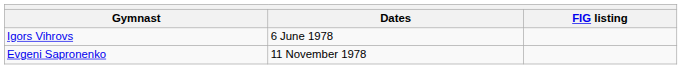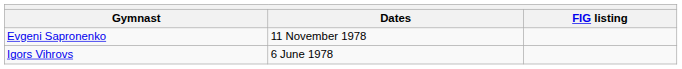rows swapped: (57, 54) <-> (40, 36)
